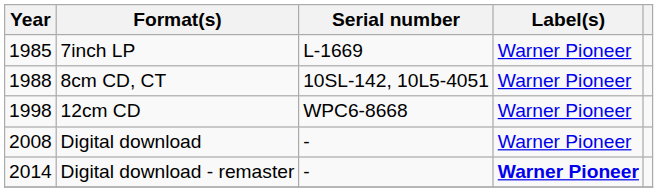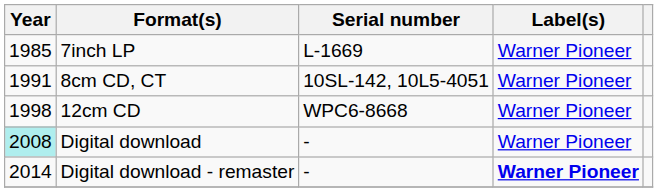(30, 80) 1988 -> (30, 80) 1991
(30, 141) no background -> (30, 141) paleturquoise background
